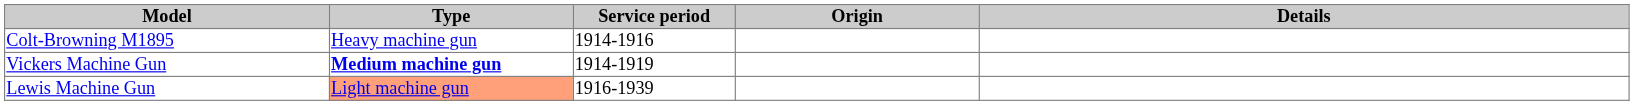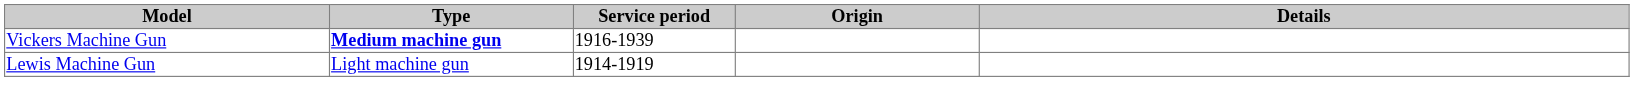- row: (90, 40)
(614, 64) 1914-1919 -> (614, 40) 1916-1939
(400, 88) lightsalmon background -> (400, 64) no background
(614, 88) 1916-1939 -> (614, 64) 1914-1919
